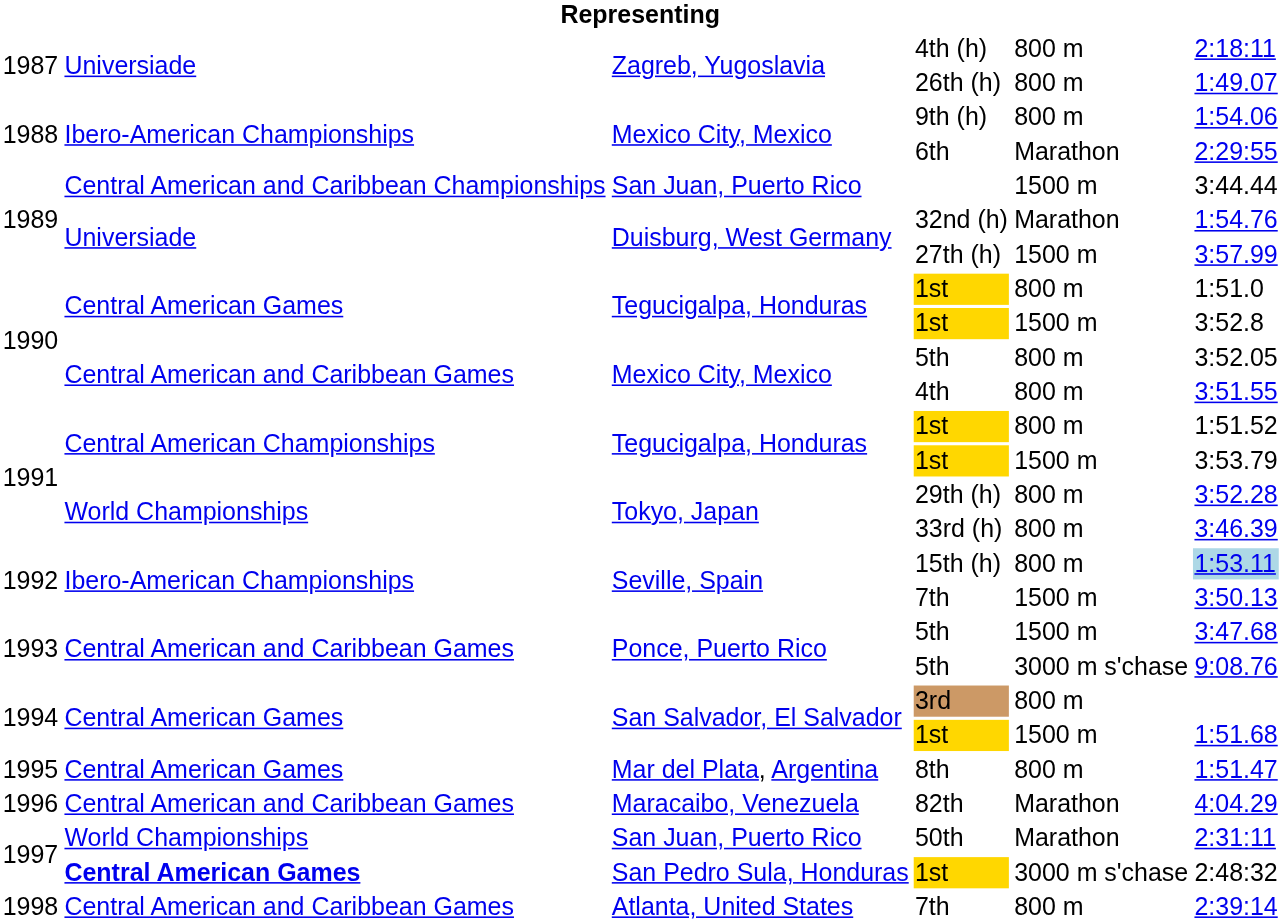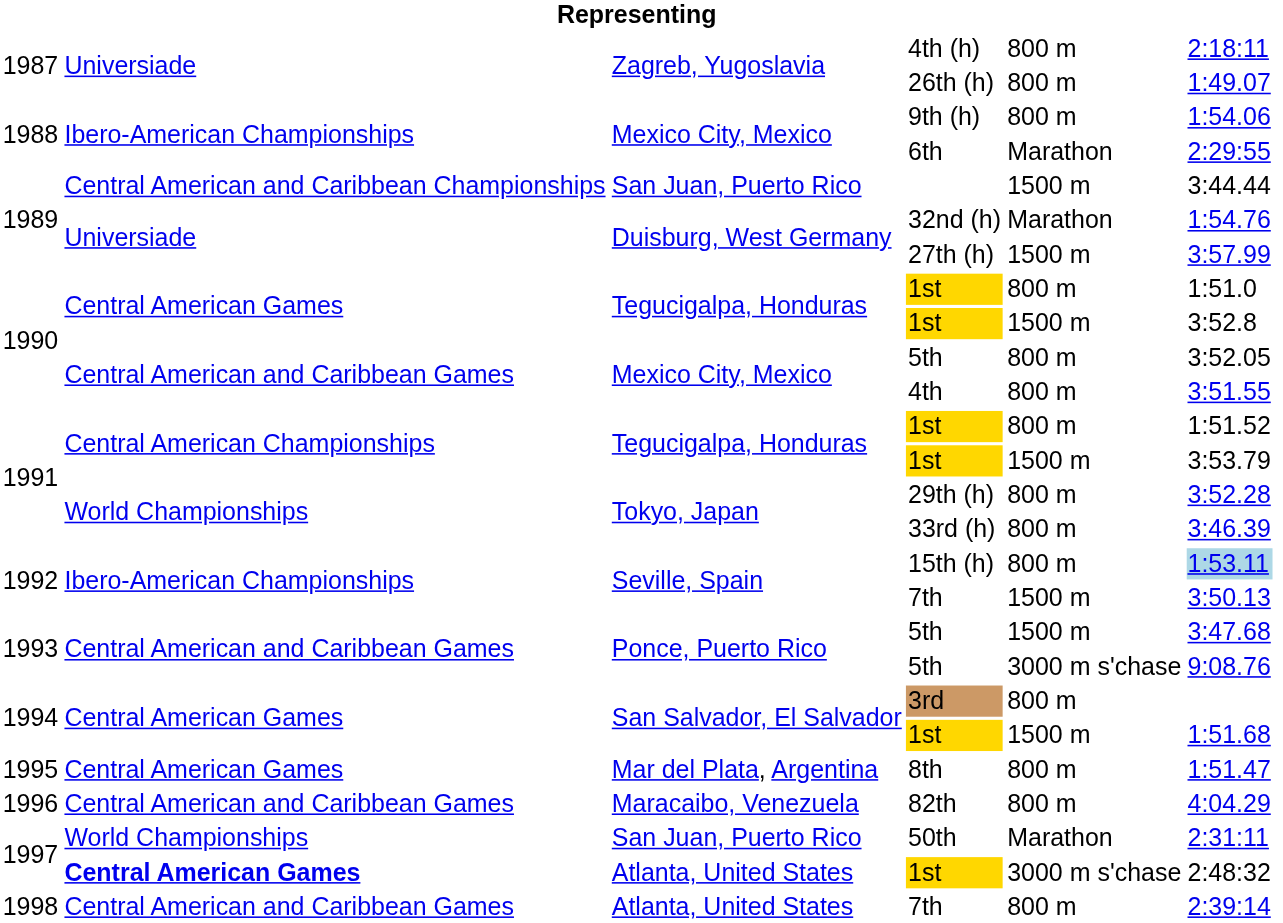(1067, 803) Marathon -> (1042, 803) 800 m
(760, 872) San Pedro Sula, Honduras -> (733, 872) Atlanta, United States
